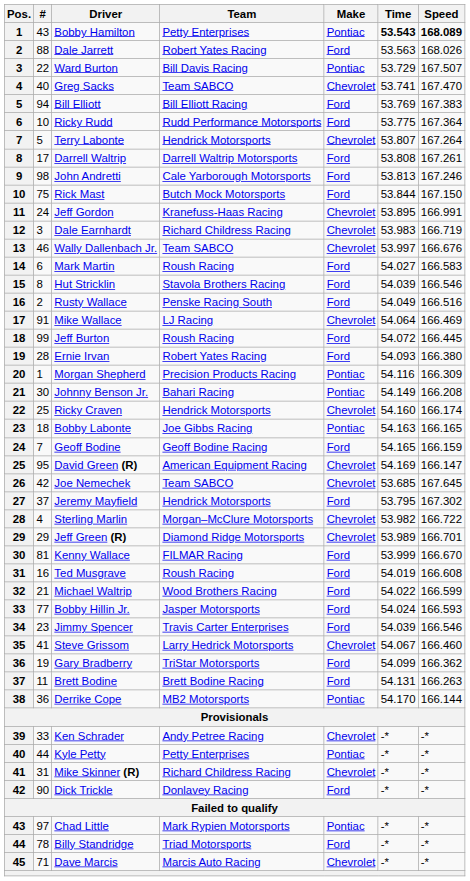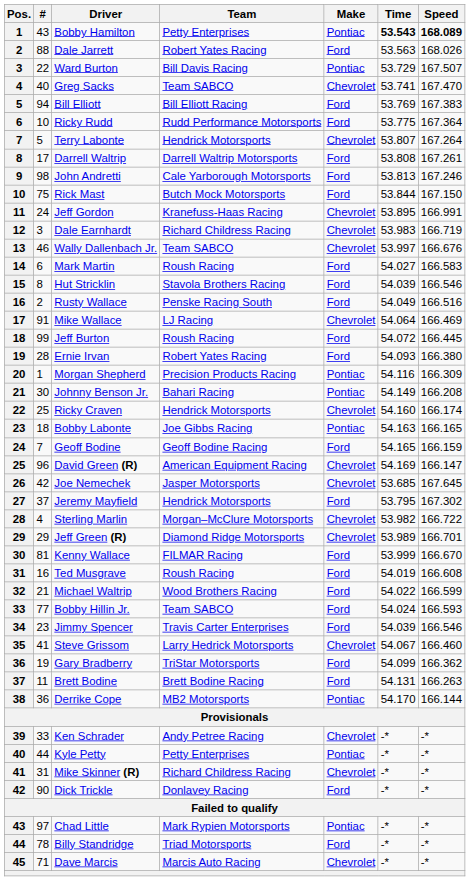(43, 465) 95 -> (43, 465) 96
(198, 483) Team SABCO -> (211, 483) Jasper Motorsports
(211, 609) Jasper Motorsports -> (198, 609) Team SABCO
